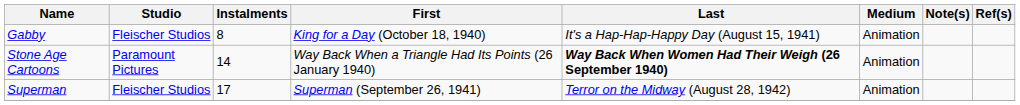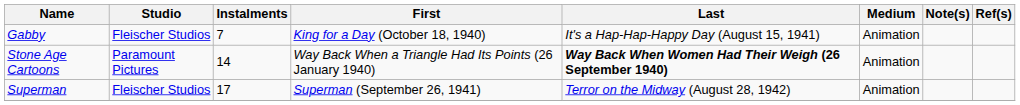(220, 34) 8 -> (220, 34) 7
